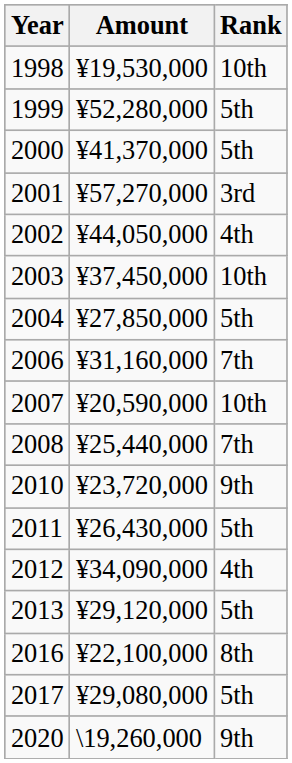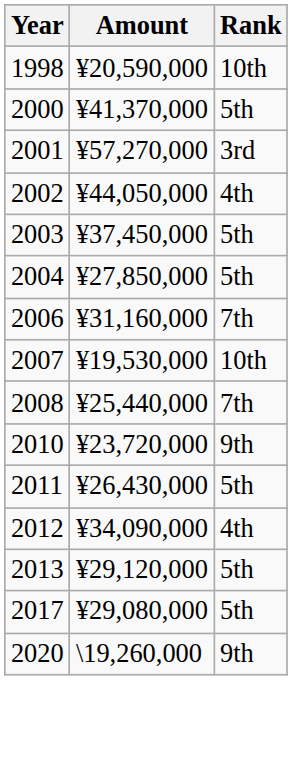(142, 67) ¥19,530,000 -> (142, 67) ¥20,590,000
- row: (37, 109)
(244, 276) 10th -> (237, 234) 5th
(142, 402) ¥20,590,000 -> (142, 360) ¥19,530,000
- row: (37, 653)
